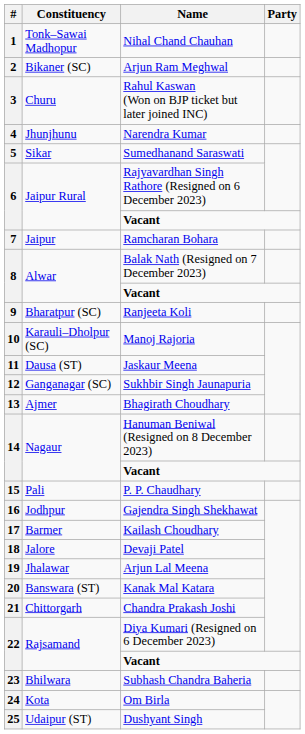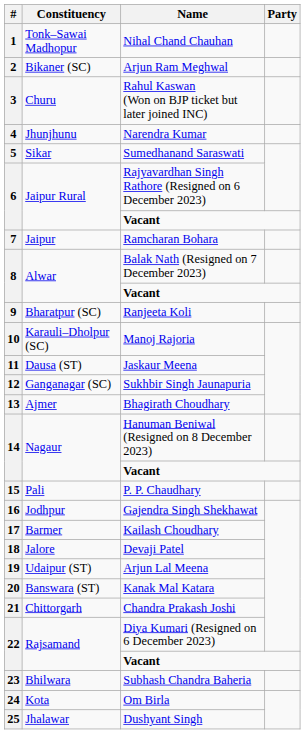(47, 568) Jhalawar -> (58, 568) Udaipur (ST)
(58, 719) Udaipur (ST) -> (47, 719) Jhalawar
